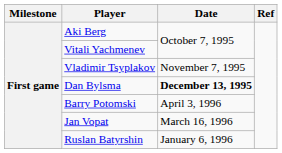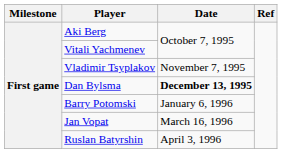(191, 103) April 3, 1996 -> (196, 103) January 6, 1996
(196, 139) January 6, 1996 -> (191, 139) April 3, 1996
